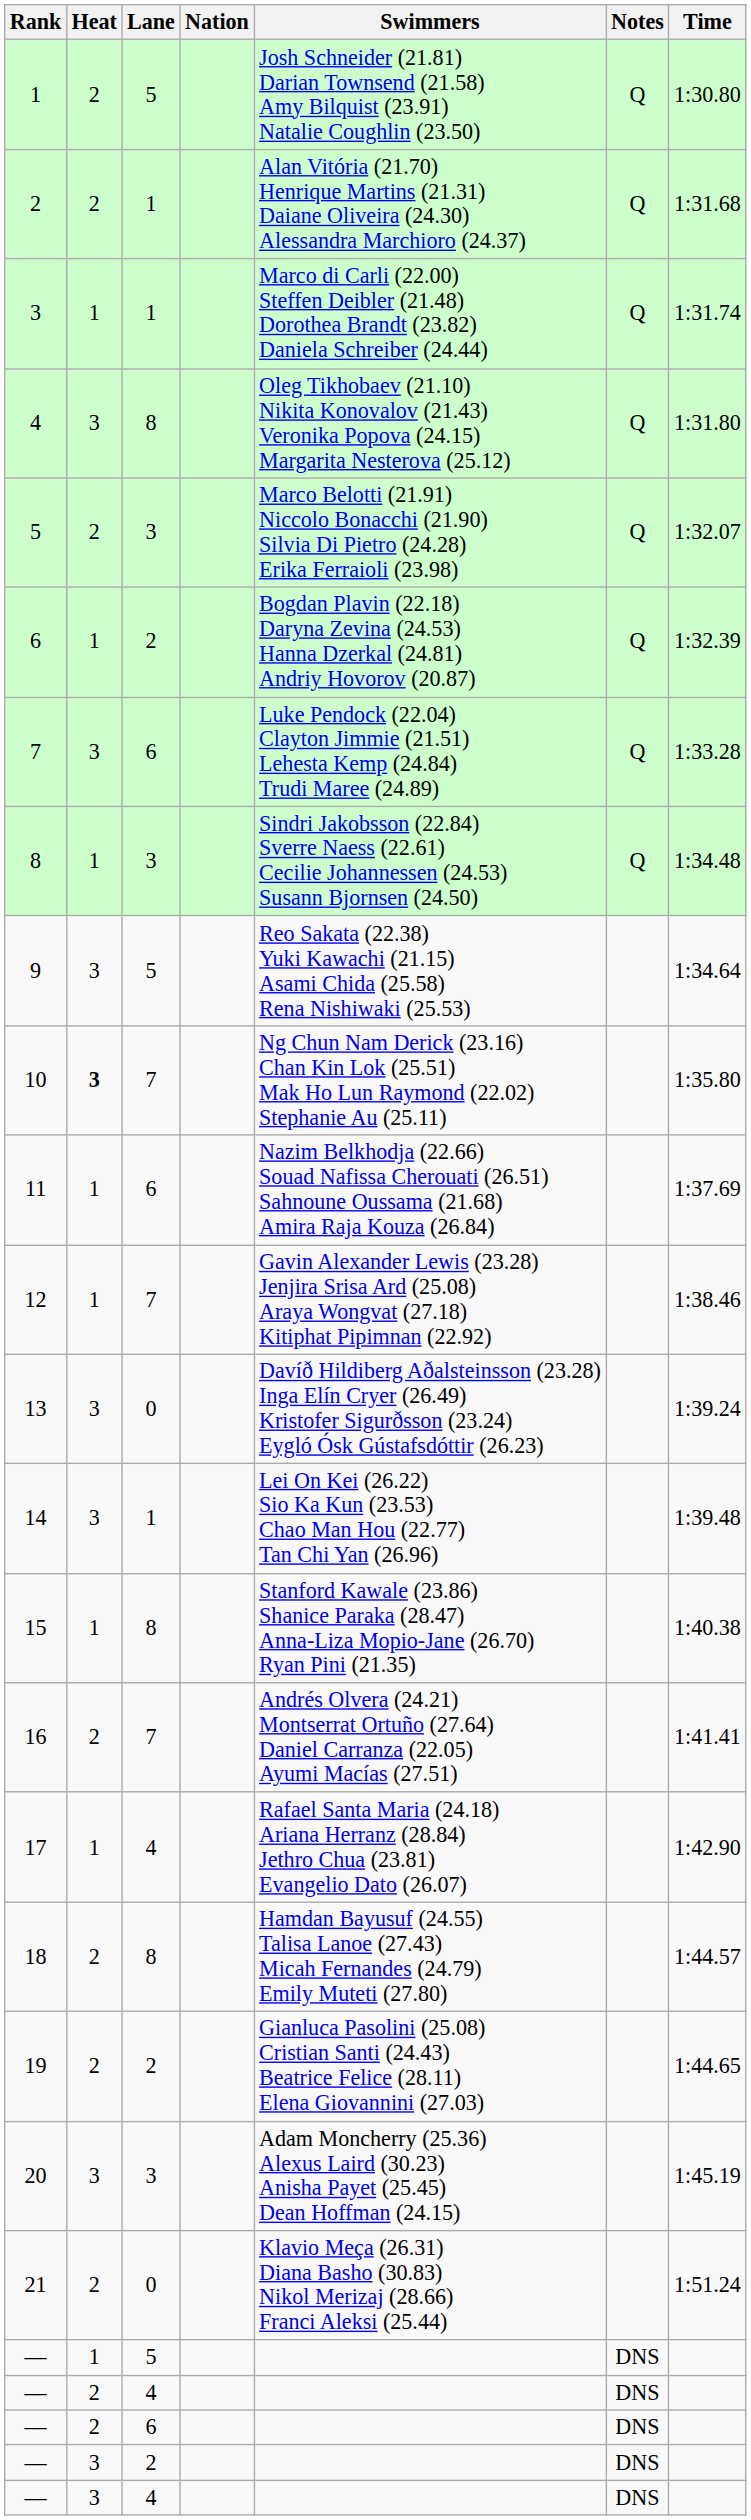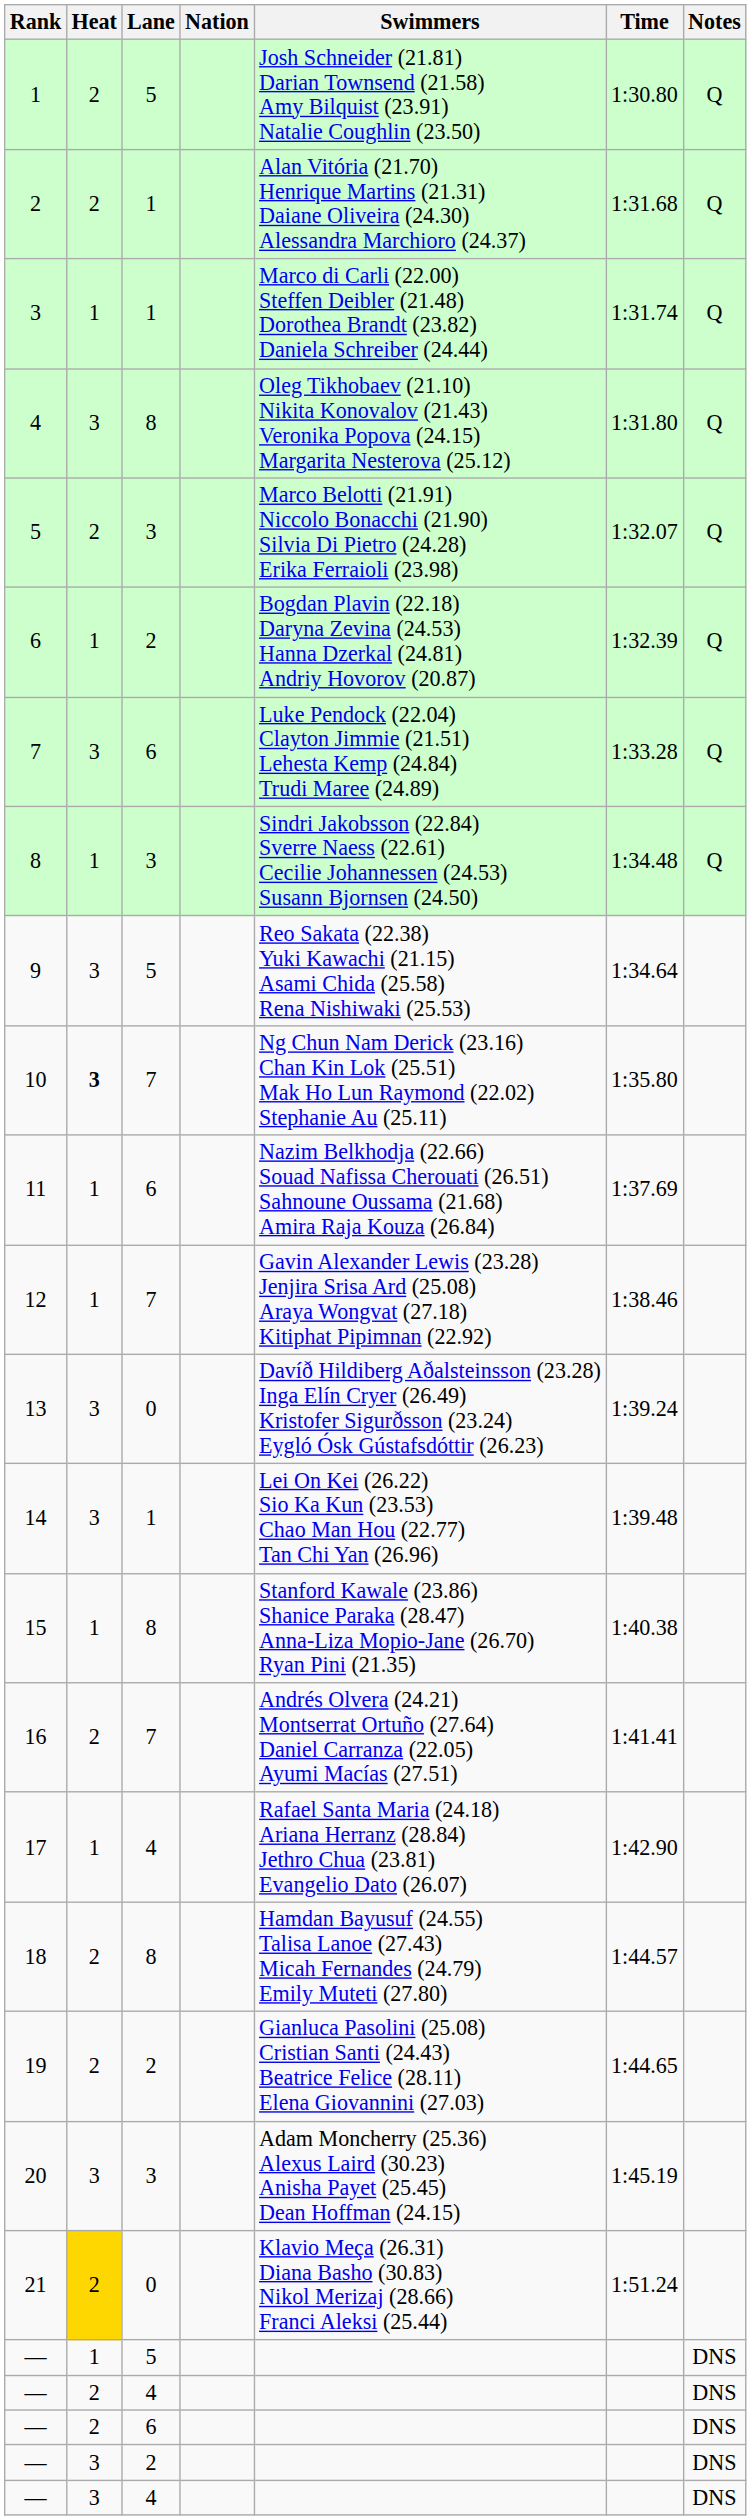columns swapped: (707, 22) <-> (637, 22)
(94, 2285) no background -> (94, 2285) gold background
